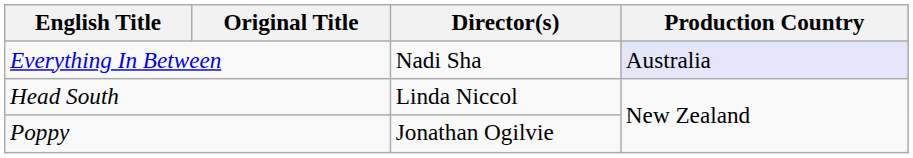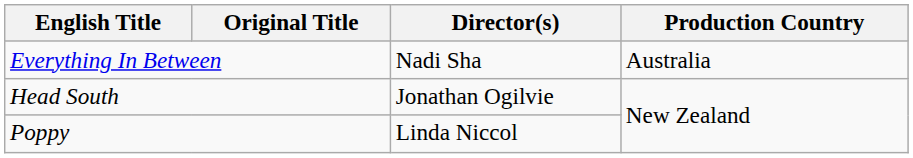(668, 59) lavender background -> (668, 59) no background
(457, 96) Linda Niccol -> (475, 96) Jonathan Ogilvie
(475, 133) Jonathan Ogilvie -> (457, 133) Linda Niccol
